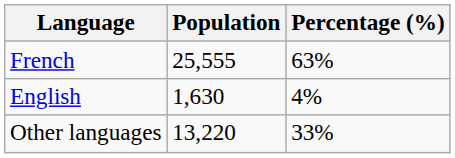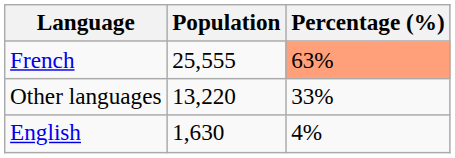(312, 59) no background -> (312, 59) lightsalmon background
rows swapped: (46, 96) <-> (86, 133)
